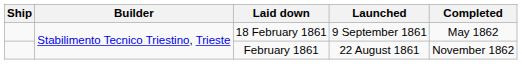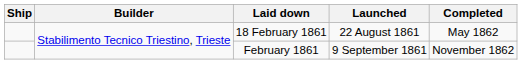(379, 31) 9 September 1861 -> (379, 31) 22 August 1861
(379, 50) 22 August 1861 -> (379, 50) 9 September 1861
